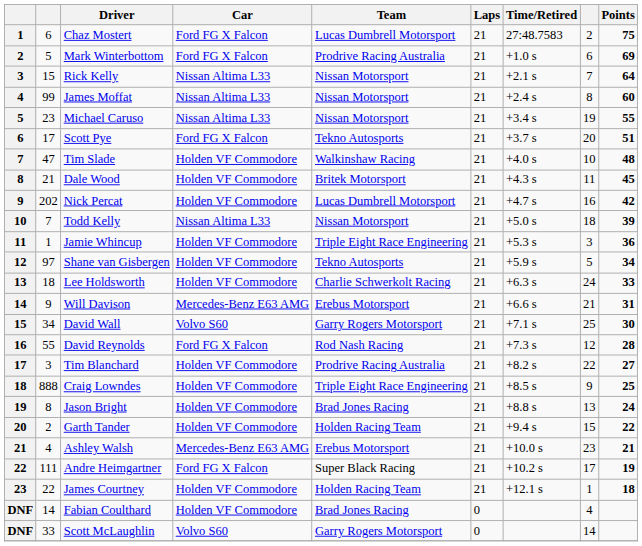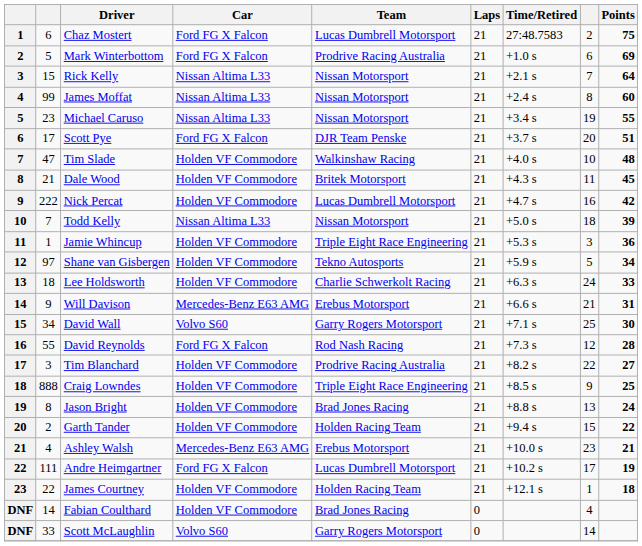(359, 138) Tekno Autosports -> (361, 138) DJR Team Penske
(48, 200) 202 -> (48, 200) 222
(365, 468) Super Black Racing -> (385, 468) Lucas Dumbrell Motorsport
